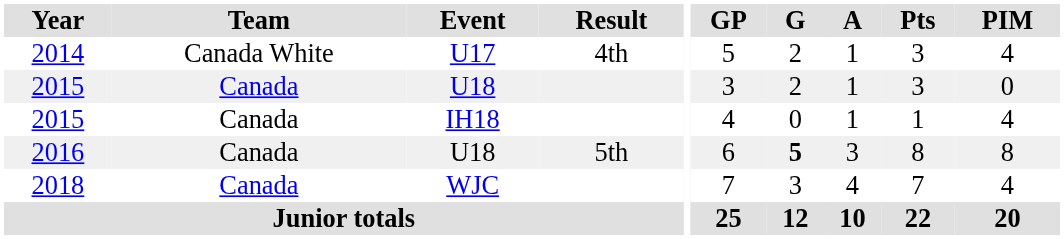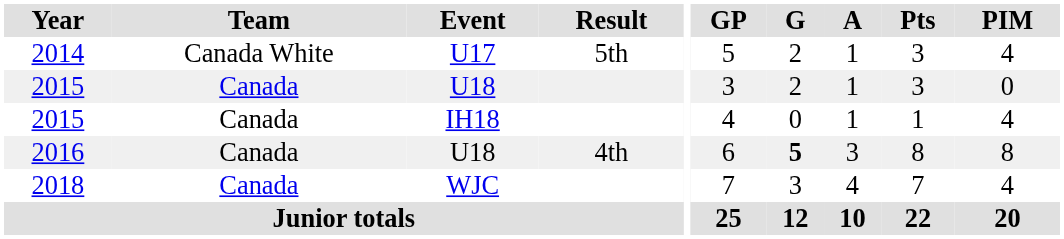(611, 53) 4th -> (611, 53) 5th
(611, 152) 5th -> (611, 152) 4th
